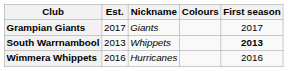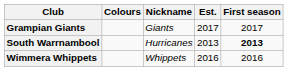columns swapped: (200, 12) <-> (115, 12)
(151, 43) Whippets -> (169, 43) Hurricanes
(154, 58) Hurricanes -> (166, 58) Whippets
